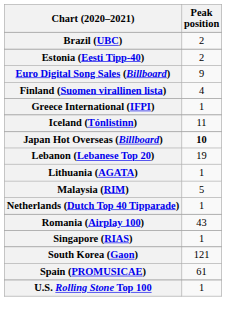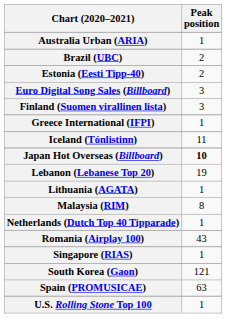+ row: (93, 40)
(202, 73) 9 -> (202, 90) 3
(202, 90) 4 -> (202, 106) 3
(202, 189) 5 -> (202, 205) 8
(202, 271) 61 -> (202, 288) 63
